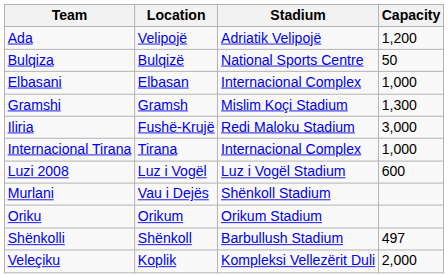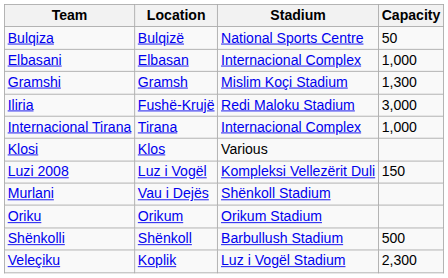- row: (20, 37)
+ row: (23, 149)
(283, 171) Luz i Vogël Stadium -> (298, 171) Kompleksi Vellezërit Duli
(393, 171) 600 -> (393, 171) 150
(393, 238) 497 -> (393, 238) 500
(298, 261) Kompleksi Vellezërit Duli -> (283, 261) Luz i Vogël Stadium
(399, 261) 2,000 -> (399, 261) 2,300
